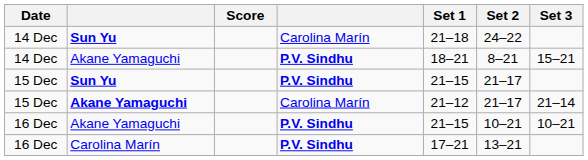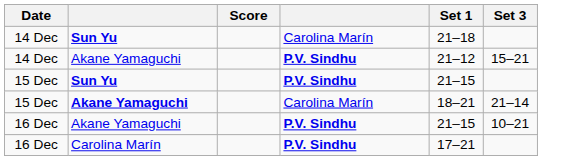- column: (503, 16)
(450, 59) 18–21 -> (456, 59) 21–12
(450, 102) 21–12 -> (456, 102) 18–21
